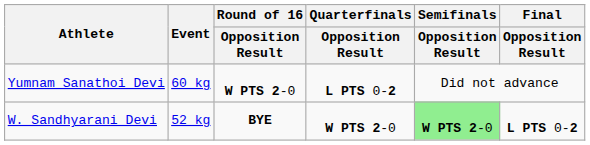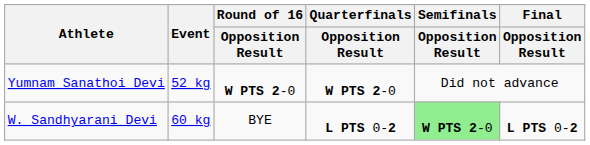(191, 83) 60 kg -> (191, 83) 52 kg
(361, 91) L PTS 0-2 -> (361, 91) W PTS 2-0
(191, 120) 52 kg -> (191, 120) 60 kg
(260, 120) bold -> (260, 120) normal
(361, 128) W PTS 2-0 -> (361, 128) L PTS 0-2
